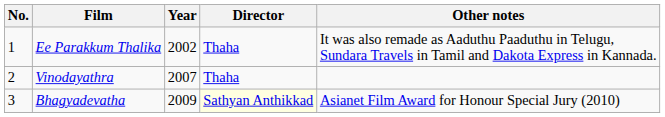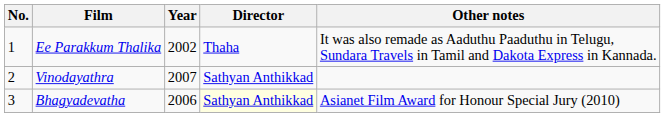(221, 77) Thaha -> (258, 77) Sathyan Anthikkad
(182, 100) 2009 -> (182, 100) 2006
